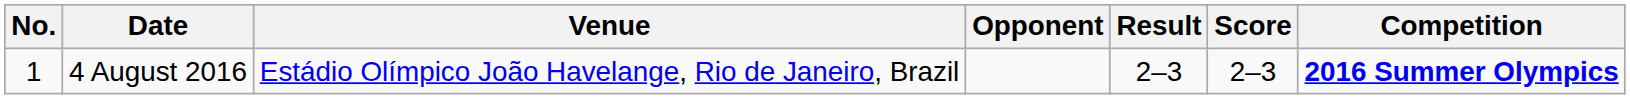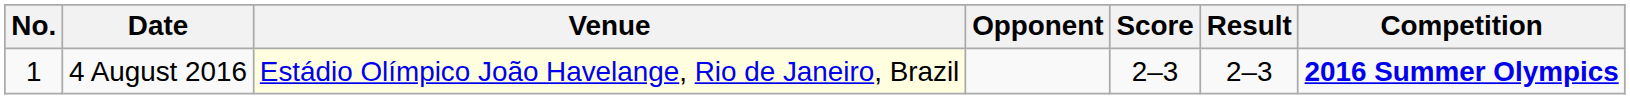columns swapped: (1253, 26) <-> (1159, 26)
(610, 70) no background -> (610, 70) lightyellow background
